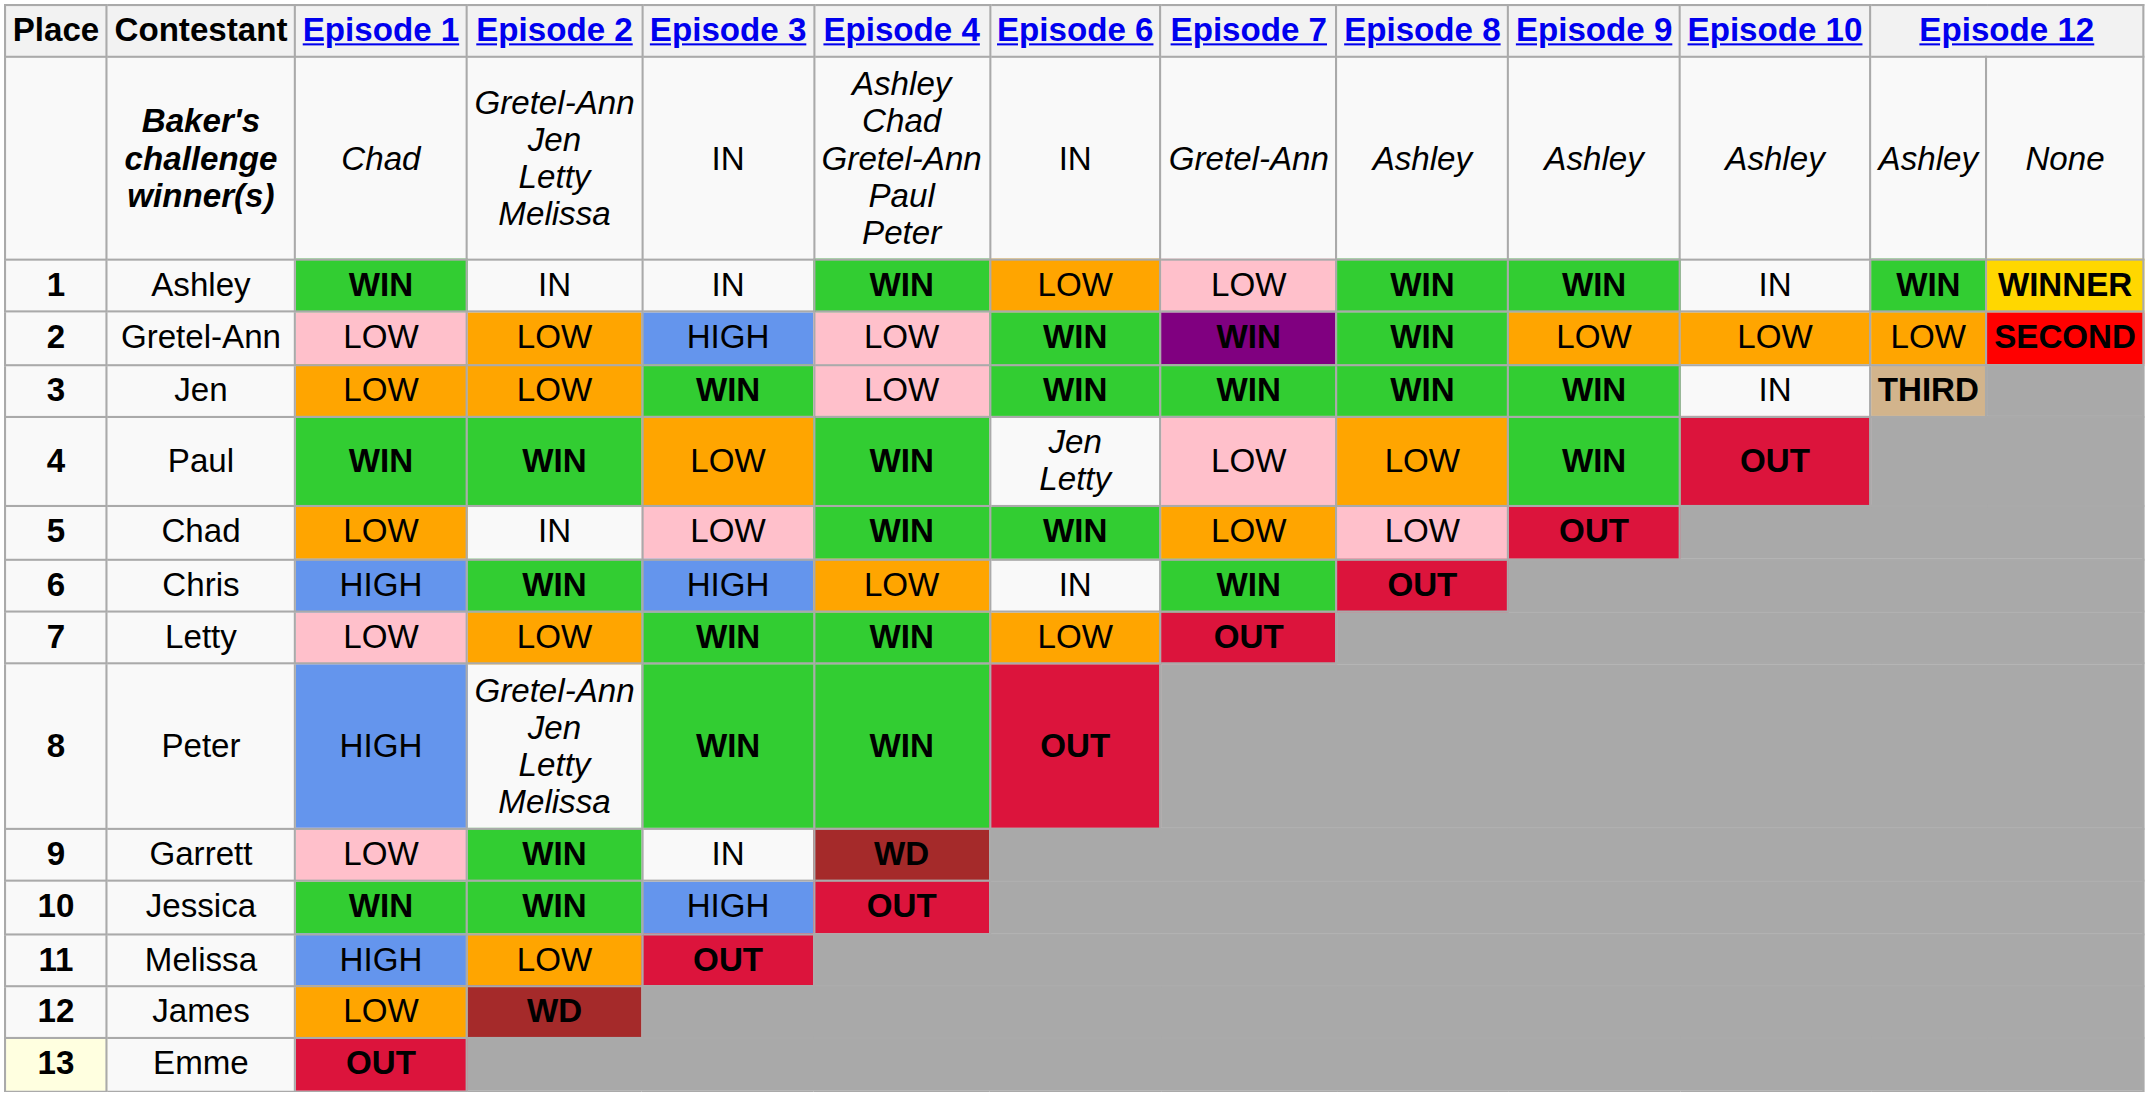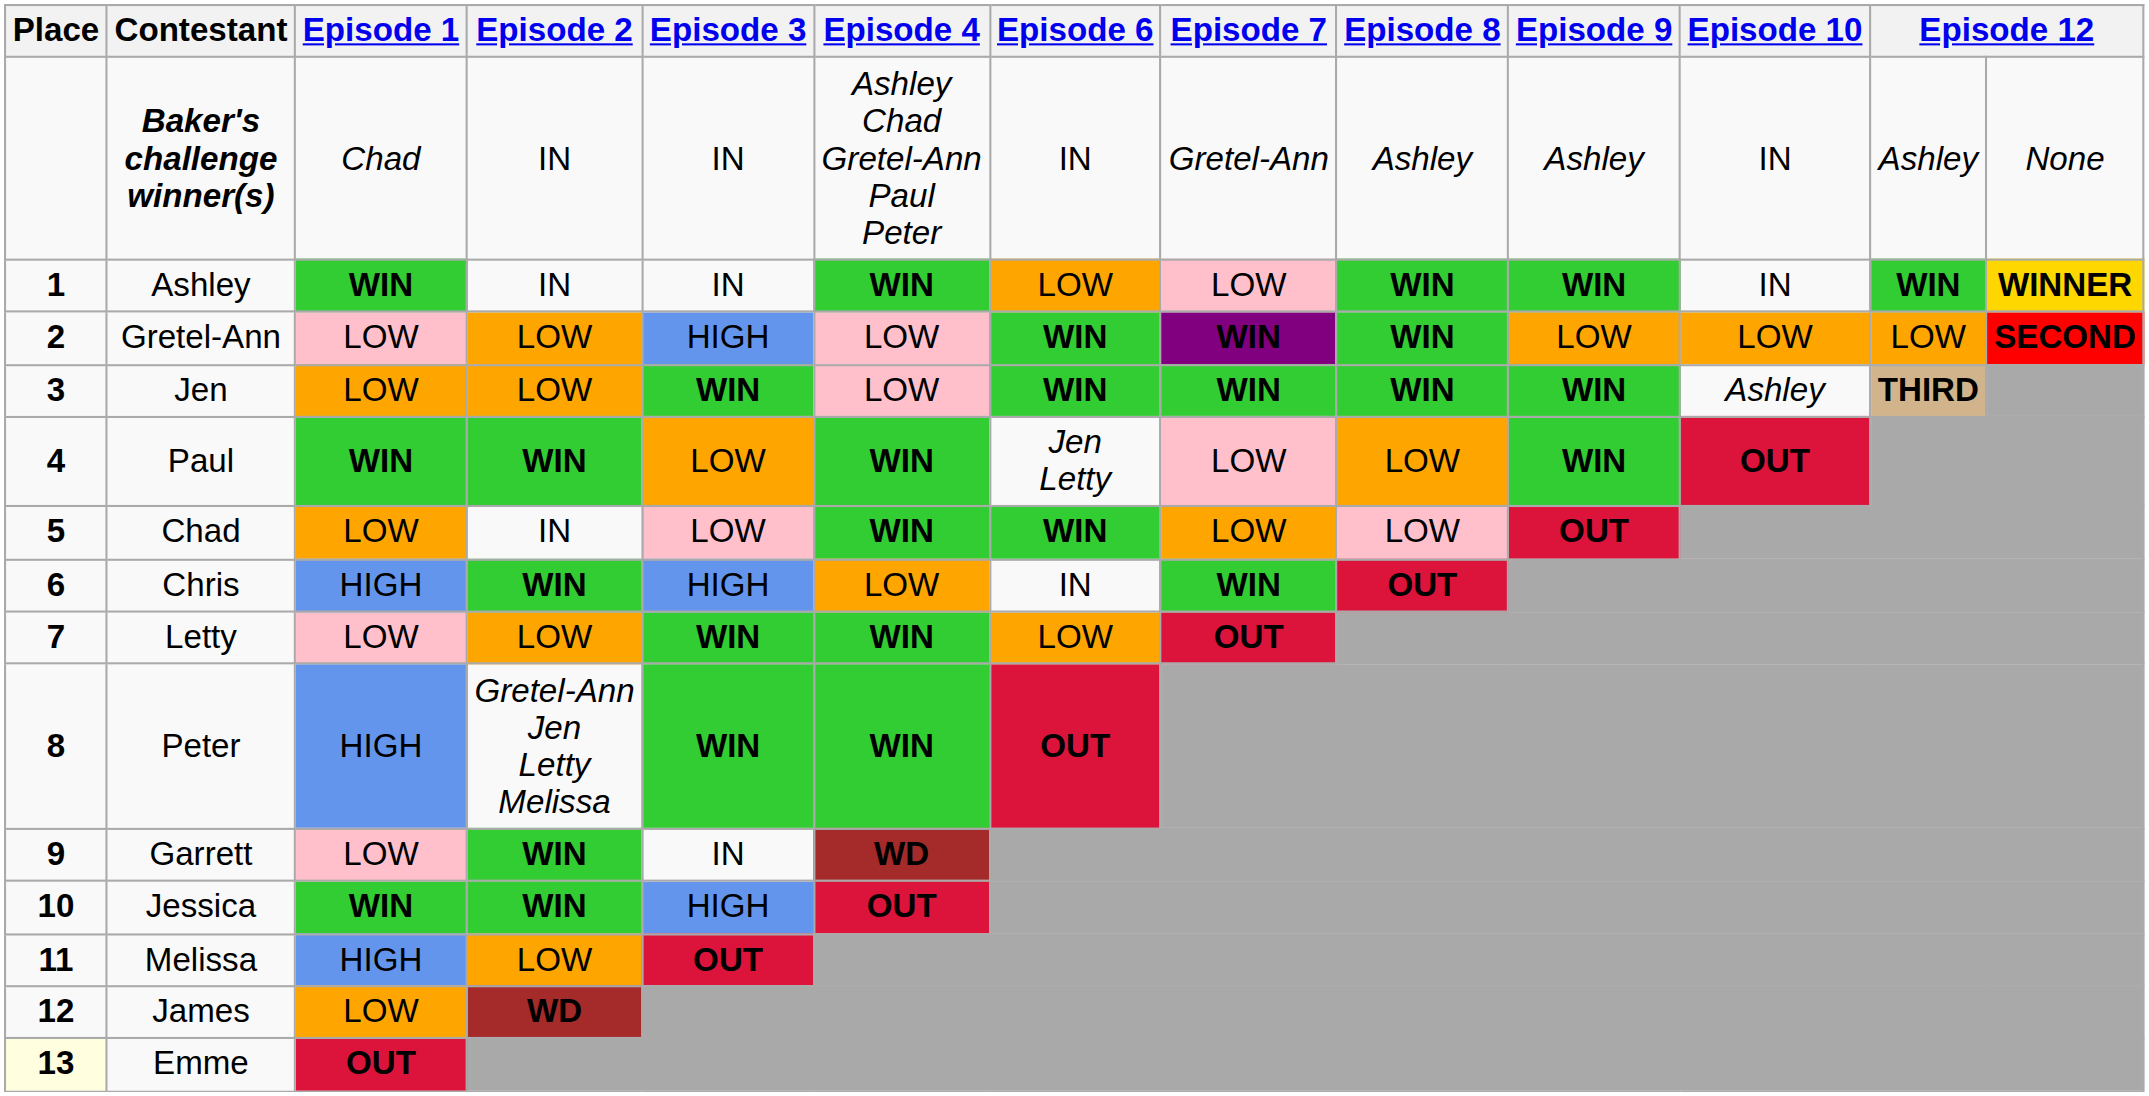(555, 157) Gretel-Ann Jen Letty Melissa -> (555, 157) IN
(1775, 157) Ashley -> (1775, 157) IN
(1775, 389) IN -> (1775, 389) Ashley
